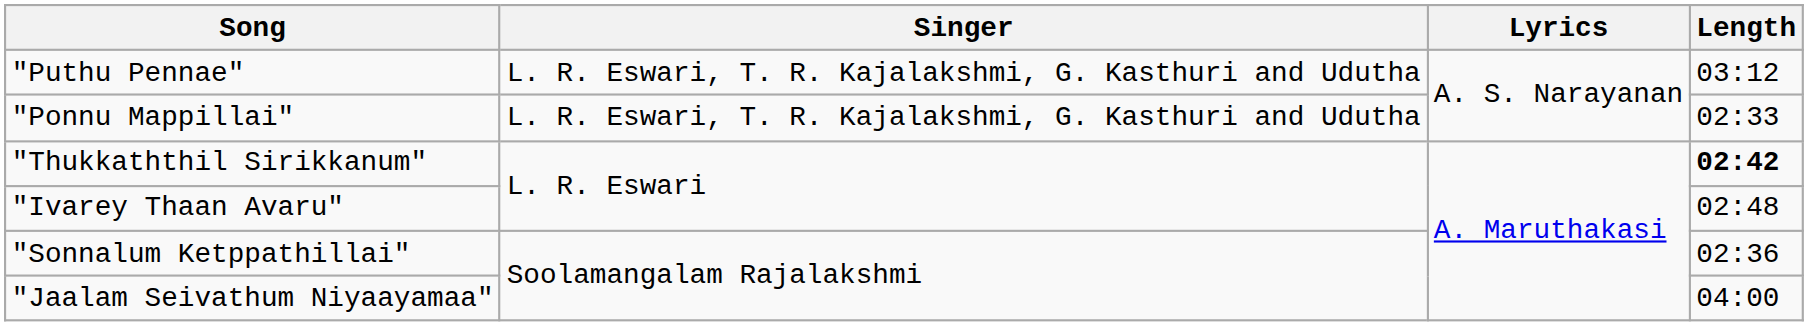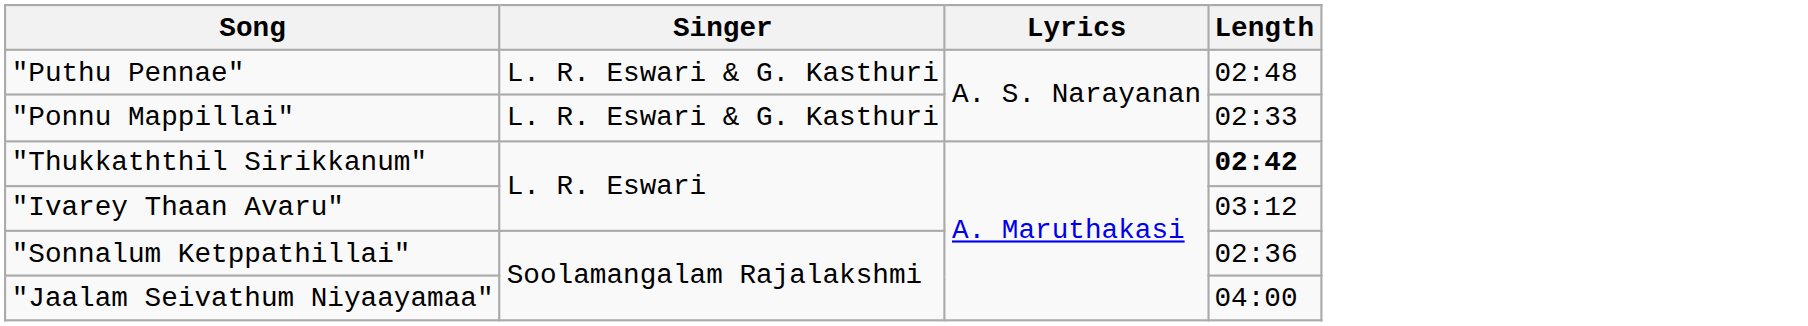(964, 73) L. R. Eswari, T. R. Kajalakshmi, G. Kasthuri and Udutha -> (723, 73) L. R. Eswari & G. Kasthuri
(1738, 73) 03:12 -> (1256, 73) 02:48
(964, 118) L. R. Eswari, T. R. Kajalakshmi, G. Kasthuri and Udutha -> (723, 118) L. R. Eswari & G. Kasthuri
(1738, 208) 02:48 -> (1256, 208) 03:12
